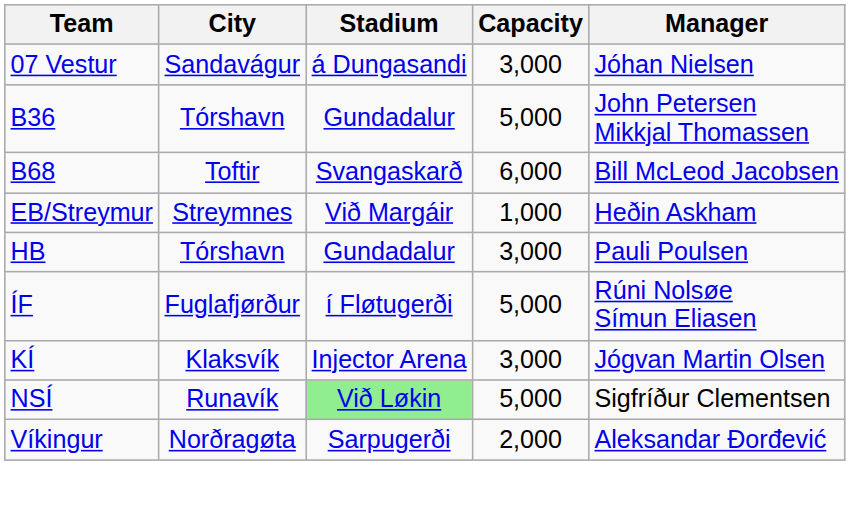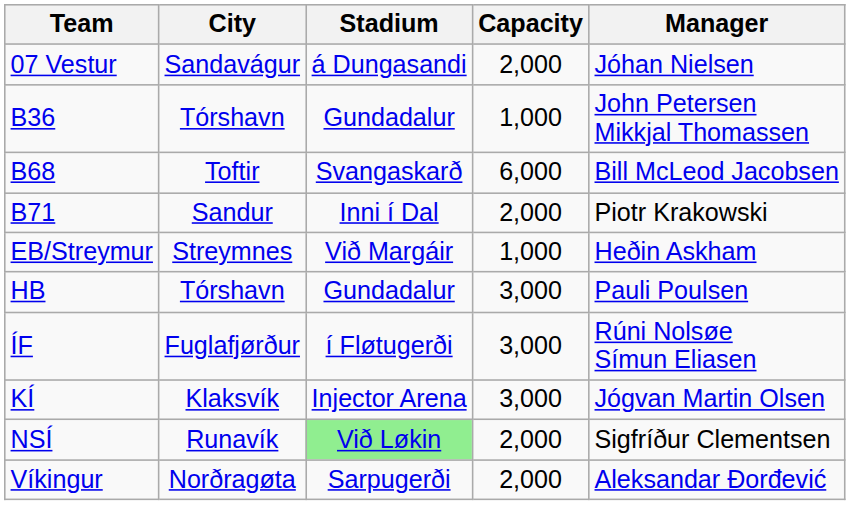(531, 64) 3,000 -> (531, 64) 2,000
(531, 118) 5,000 -> (531, 118) 1,000
+ row: (33, 212)
(531, 305) 5,000 -> (531, 345) 3,000
(531, 399) 5,000 -> (531, 439) 2,000
